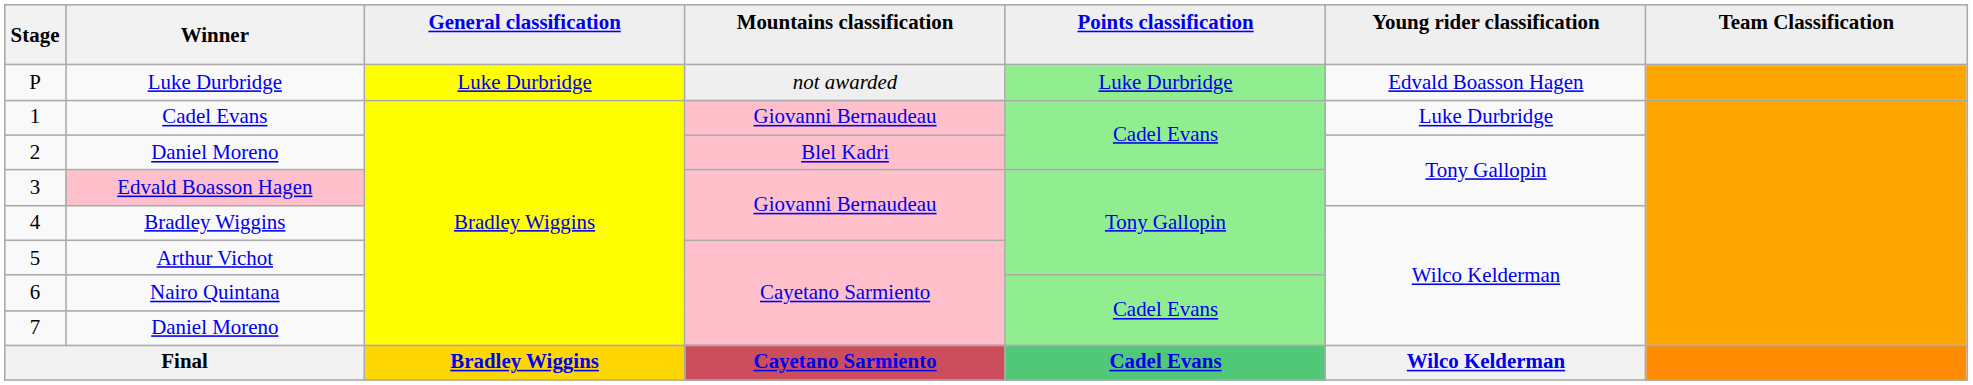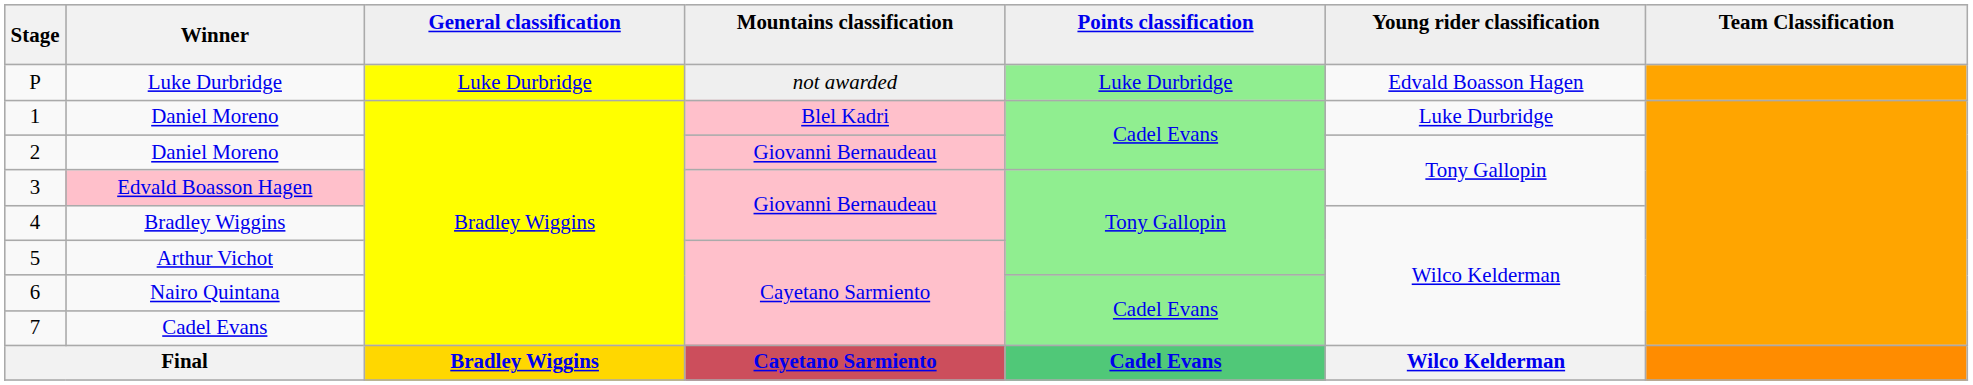(215, 117) Cadel Evans -> (215, 117) Daniel Moreno
(845, 117) Giovanni Bernaudeau -> (845, 117) Blel Kadri
(845, 152) Blel Kadri -> (845, 152) Giovanni Bernaudeau
(215, 327) Daniel Moreno -> (215, 327) Cadel Evans
